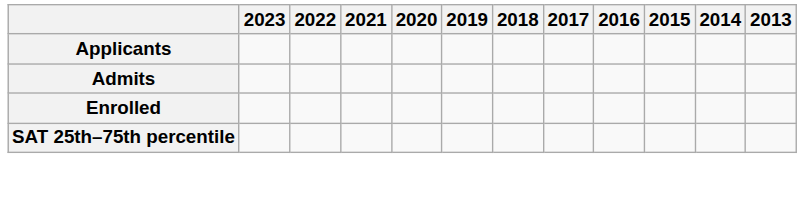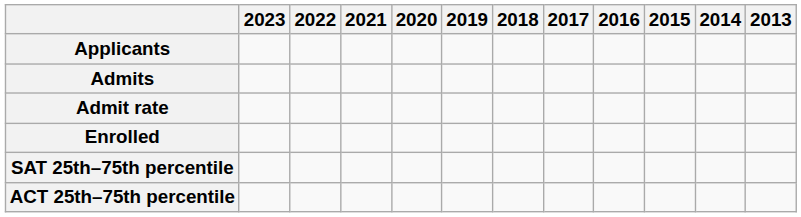+ row: (122, 108)
+ row: (122, 197)
